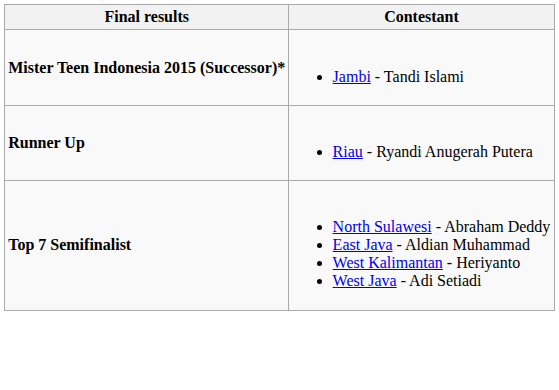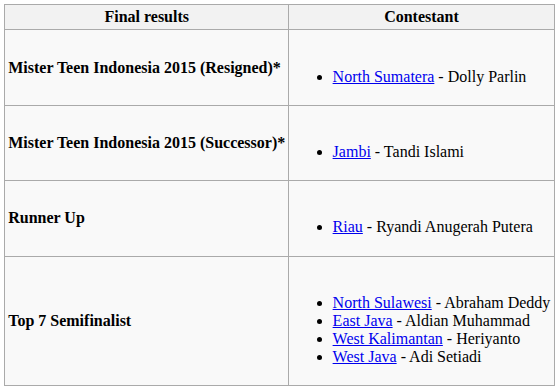+ row: (144, 67)
